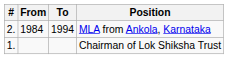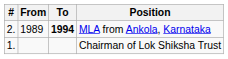(32, 29) 1984 -> (32, 29) 1989
(63, 29) normal -> (63, 29) bold
